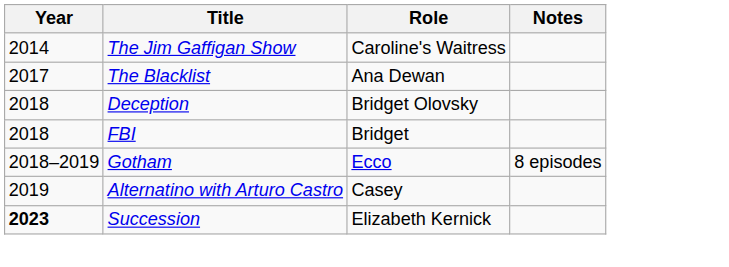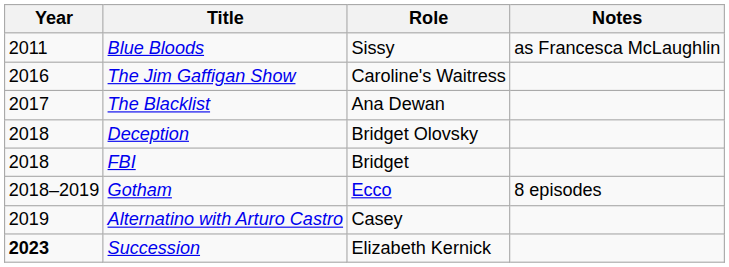+ row: (156, 47)
(29, 47) 2014 -> (29, 76) 2016
